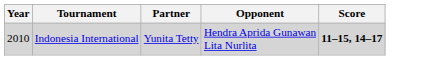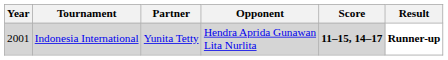+ column: (414, 14)
(18, 39) 2010 -> (18, 39) 2001
